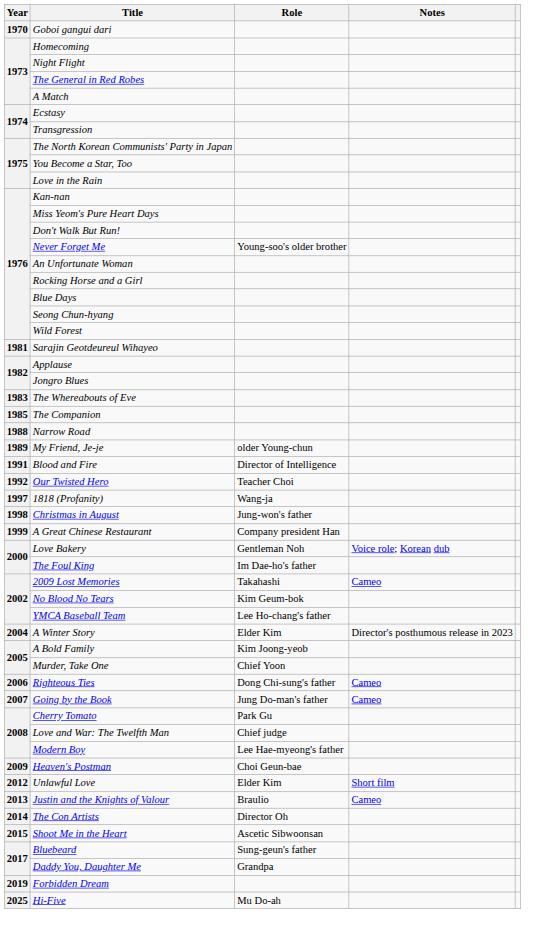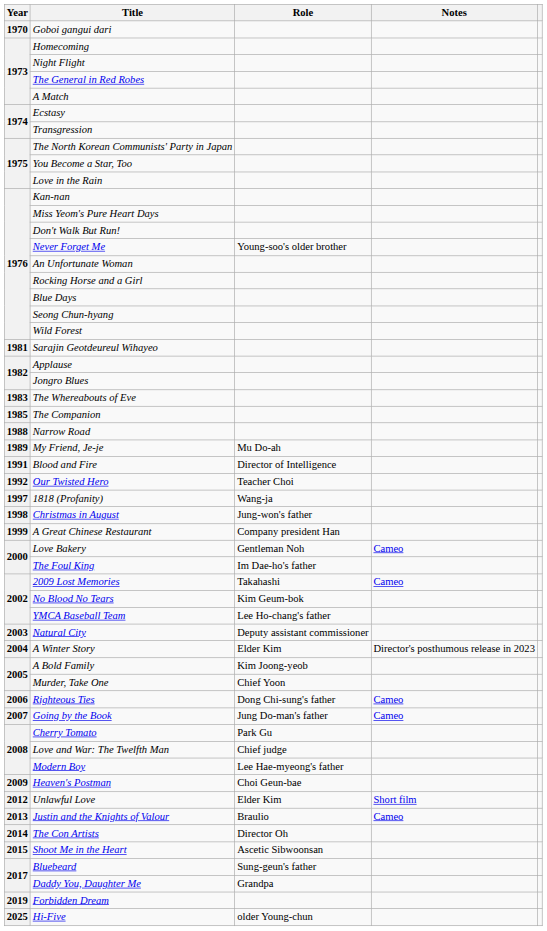(275, 448) older Young-chun -> (259, 448) Mu Do-ah
(400, 548) Voice role; Korean dub -> (388, 548) Cameo
+ row: (59, 632)
(259, 900) Mu Do-ah -> (275, 917) older Young-chun
